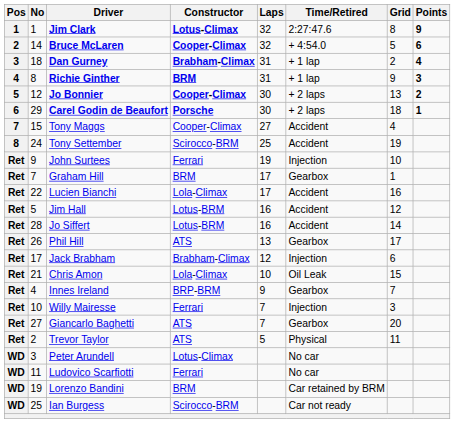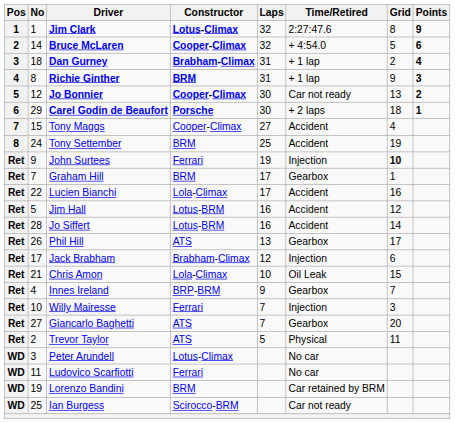(307, 95) + 2 laps -> (320, 95) Car not ready
(206, 144) Scirocco-BRM -> (184, 144) BRM
(395, 160) normal -> (395, 160) bold
